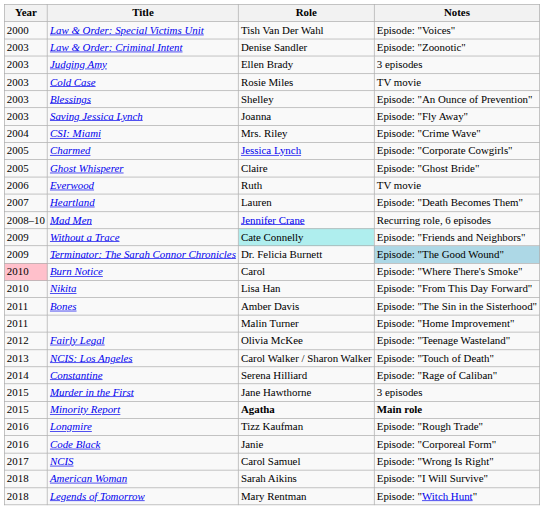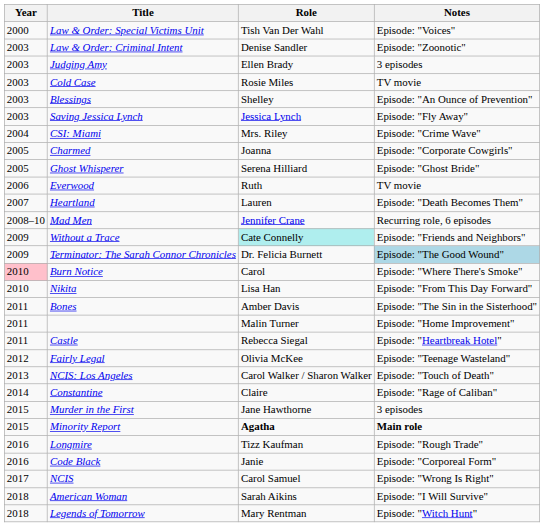(256, 116) Joanna -> (271, 116) Jessica Lynch
(271, 151) Jessica Lynch -> (256, 151) Joanna
(254, 168) Claire -> (274, 168) Serena Hilliard
+ row: (64, 340)
(274, 375) Serena Hilliard -> (254, 392) Claire
